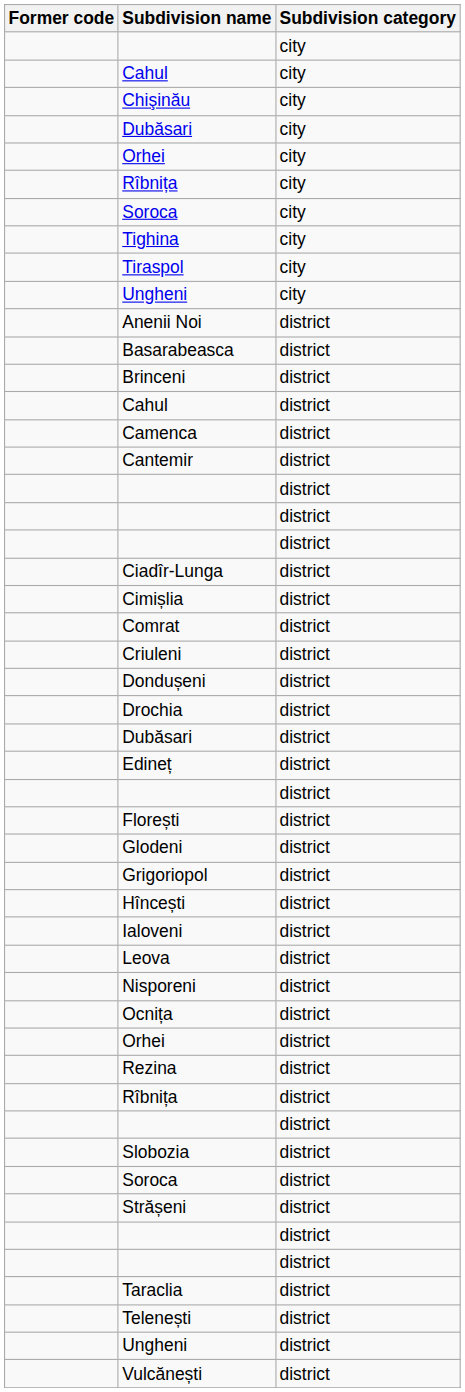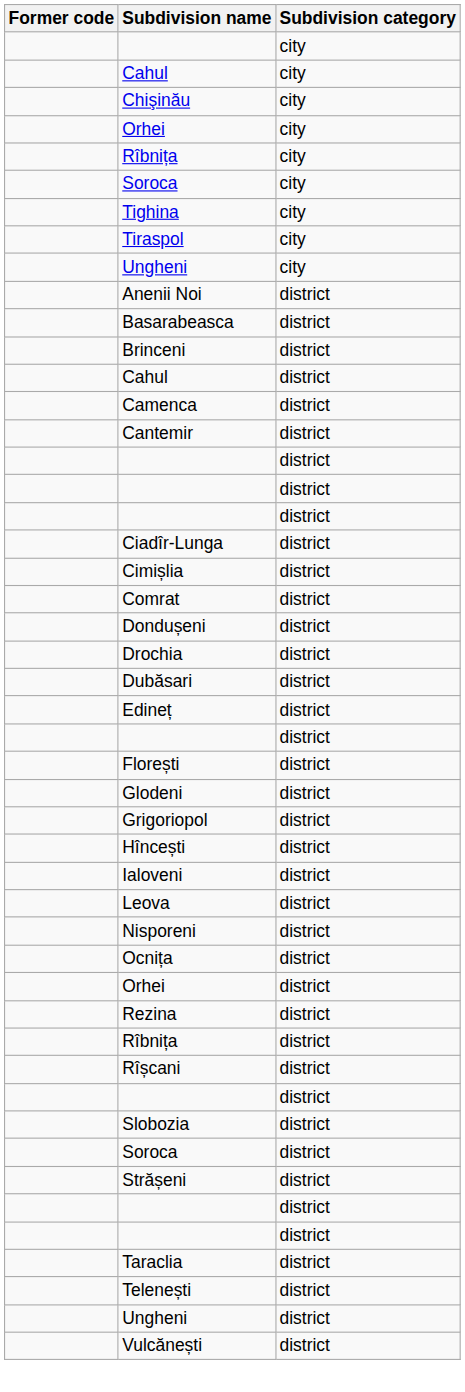- row: (157, 128)
- row: (152, 654)
+ row: (151, 1069)
